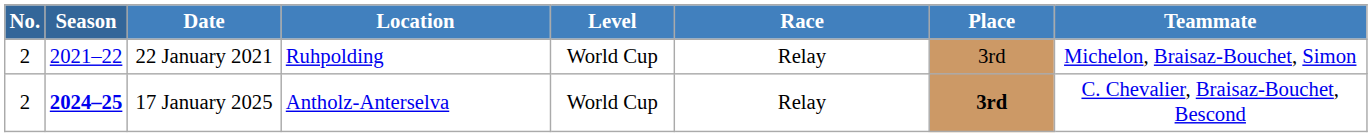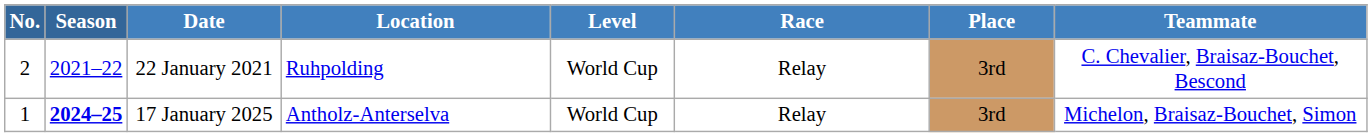(1210, 56) Michelon, Braisaz-Bouchet, Simon -> (1210, 68) C. Chevalier, Braisaz-Bouchet, Bescond
(25, 102) 2 -> (25, 114) 1
(992, 102) bold -> (992, 114) normal
(1210, 102) C. Chevalier, Braisaz-Bouchet, Bescond -> (1210, 114) Michelon, Braisaz-Bouchet, Simon
